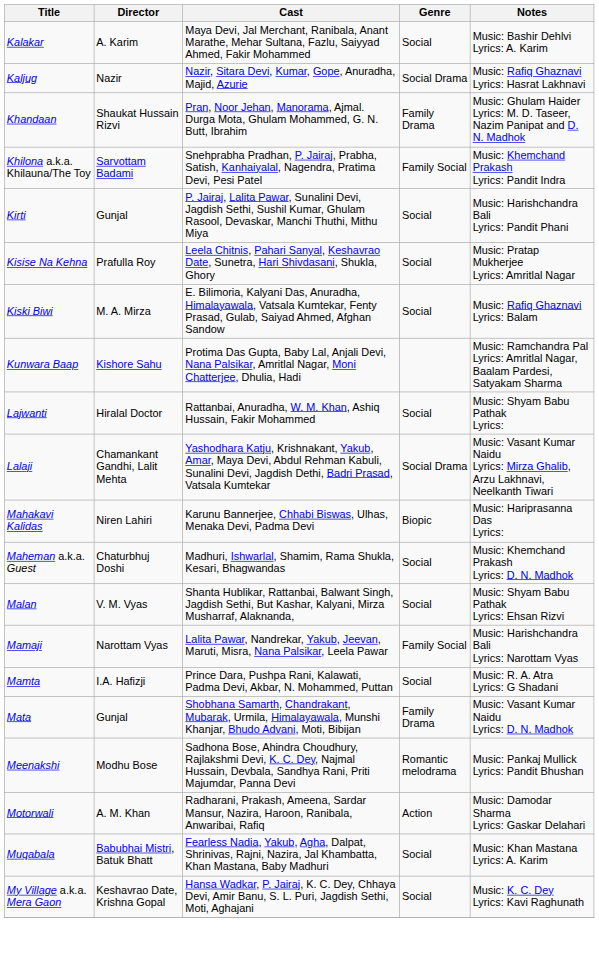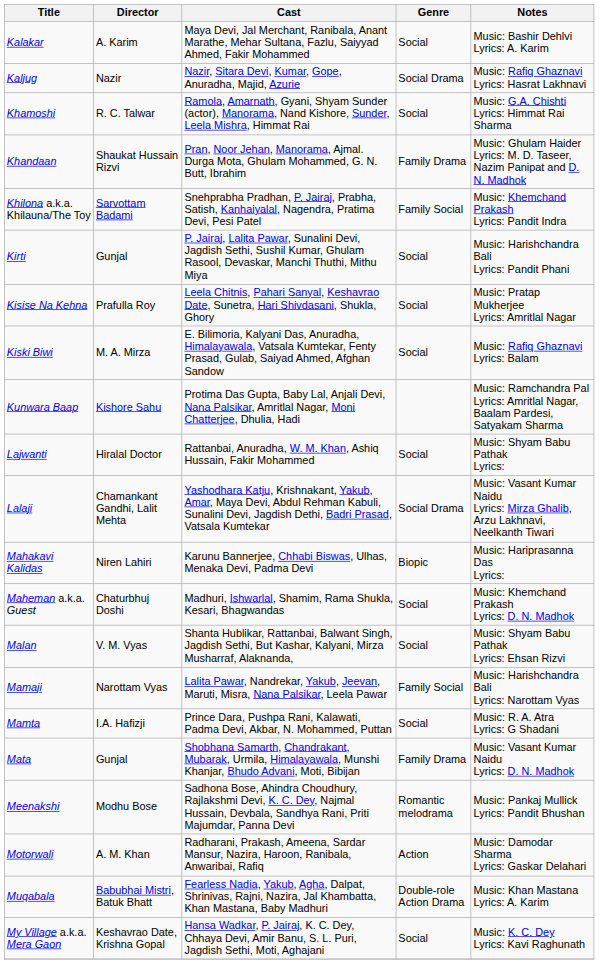+ row: (31, 113)
(417, 855) Social -> (431, 896) Double-role Action Drama
